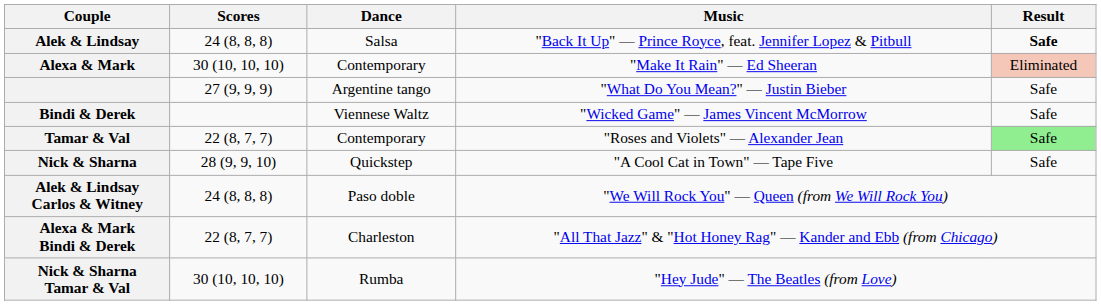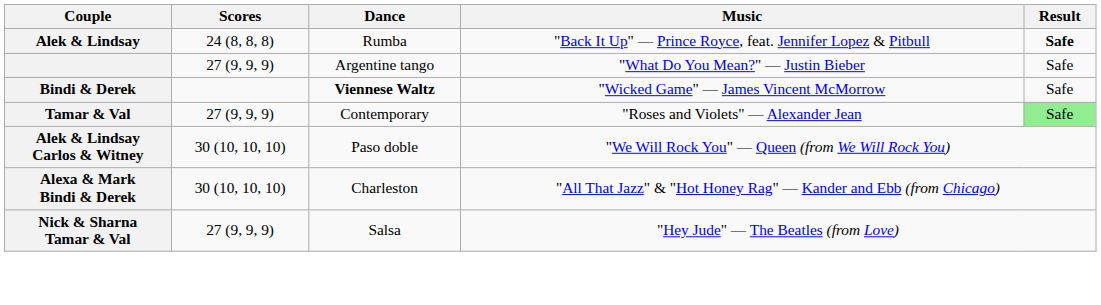(381, 41) Salsa -> (385, 41) Rumba
- row: (87, 65)
(381, 114) normal -> (385, 89) bold
(238, 138) 22 (8, 7, 7) -> (240, 114) 27 (9, 9, 9)
- row: (87, 162)
(238, 195) 24 (8, 8, 8) -> (240, 147) 30 (10, 10, 10)
(238, 237) 22 (8, 7, 7) -> (240, 188) 30 (10, 10, 10)
(238, 279) 30 (10, 10, 10) -> (240, 230) 27 (9, 9, 9)
(381, 279) Rumba -> (385, 230) Salsa
